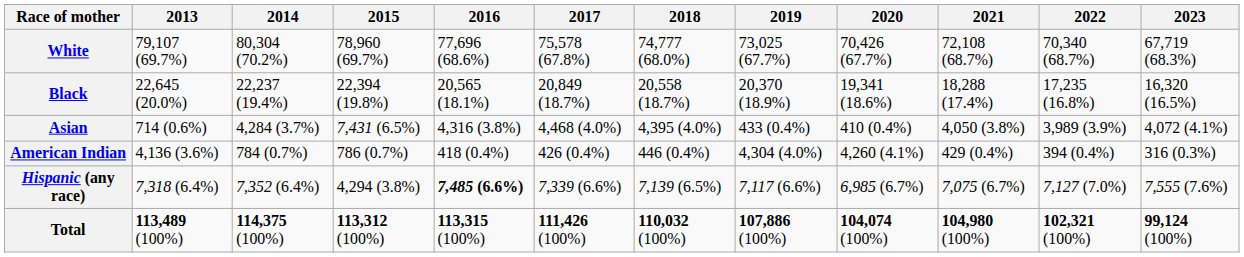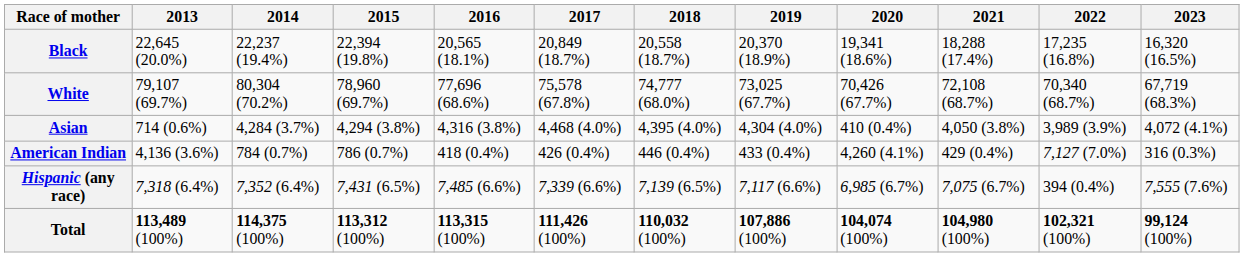rows swapped: (68, 51) <-> (68, 94)
(378, 128) 7,431 (6.5%) -> (378, 128) 4,294 (3.8%)
(775, 128) 433 (0.4%) -> (780, 128) 4,304 (4.0%)
(780, 153) 4,304 (4.0%) -> (775, 153) 433 (0.4%)
(1079, 153) 394 (0.4%) -> (1085, 153) 7,127 (7.0%)
(378, 187) 4,294 (3.8%) -> (378, 187) 7,431 (6.5%)
(480, 187) bold -> (479, 187) normal
(1085, 187) 7,127 (7.0%) -> (1079, 187) 394 (0.4%)
